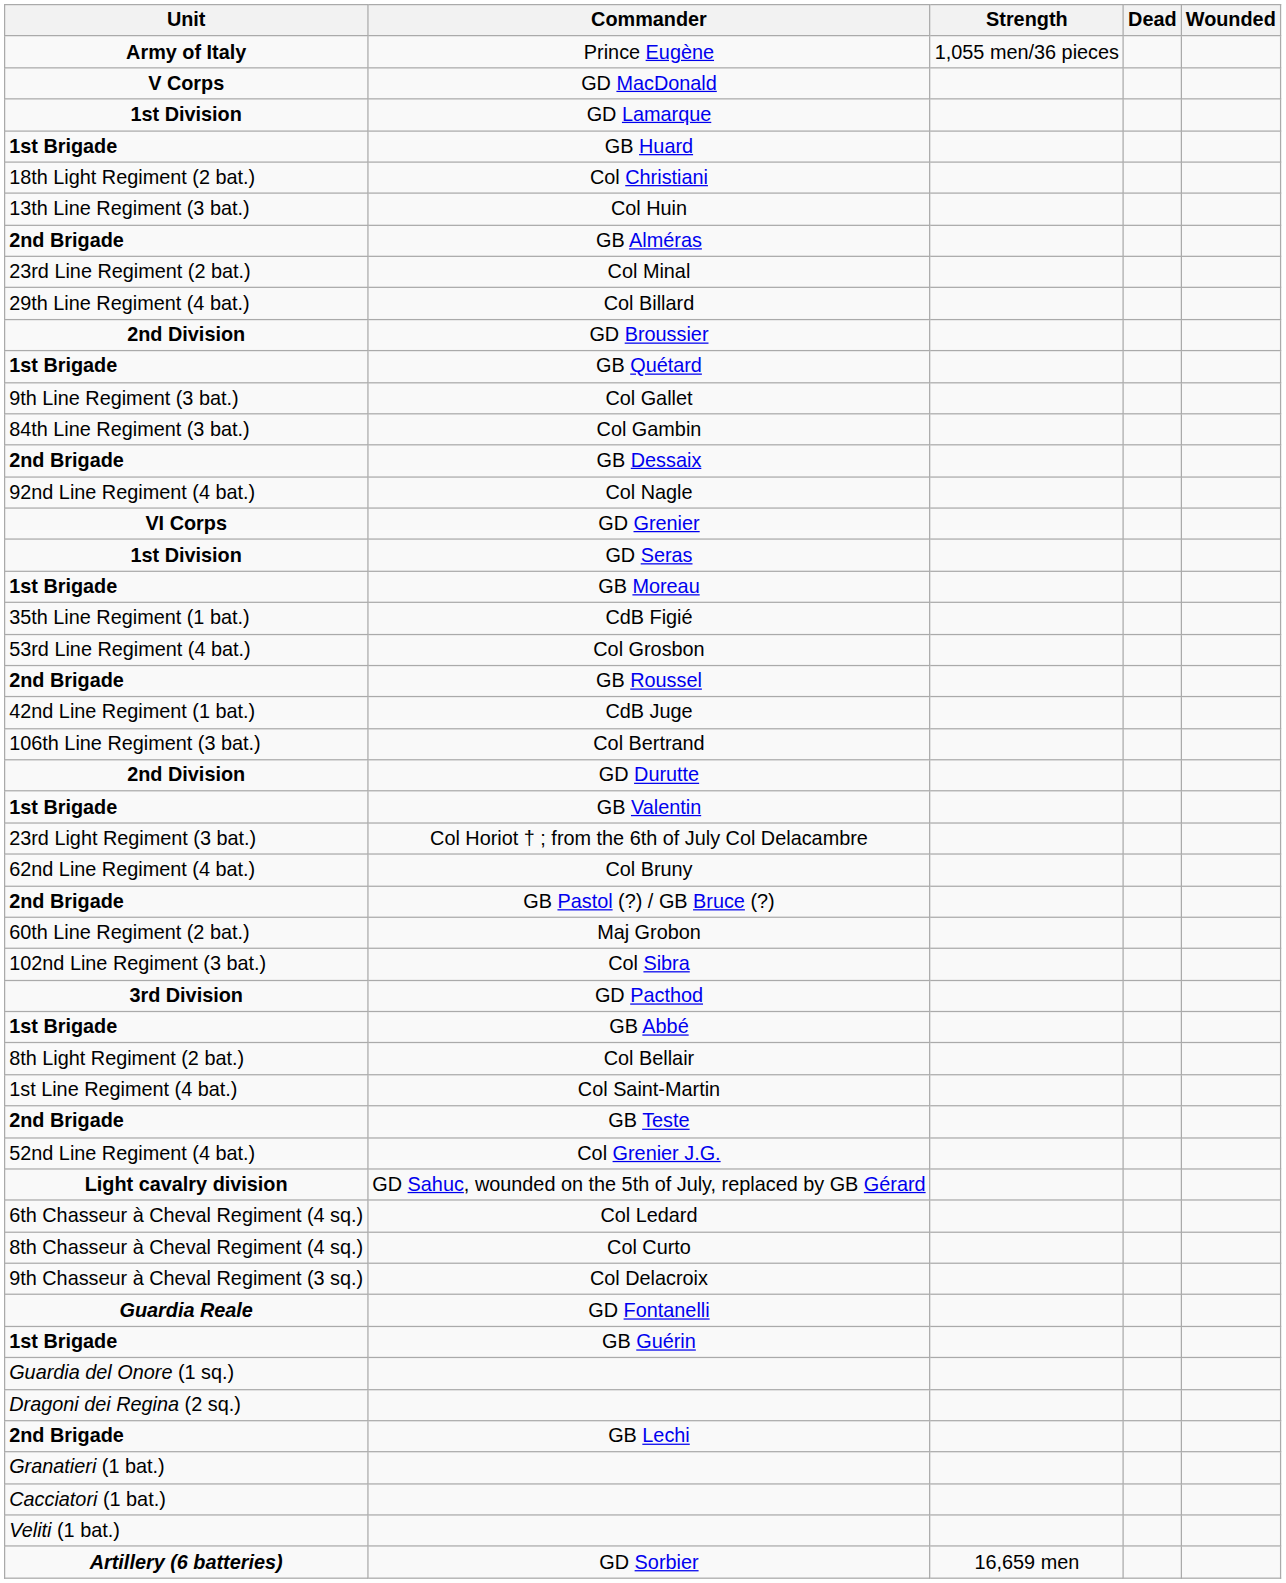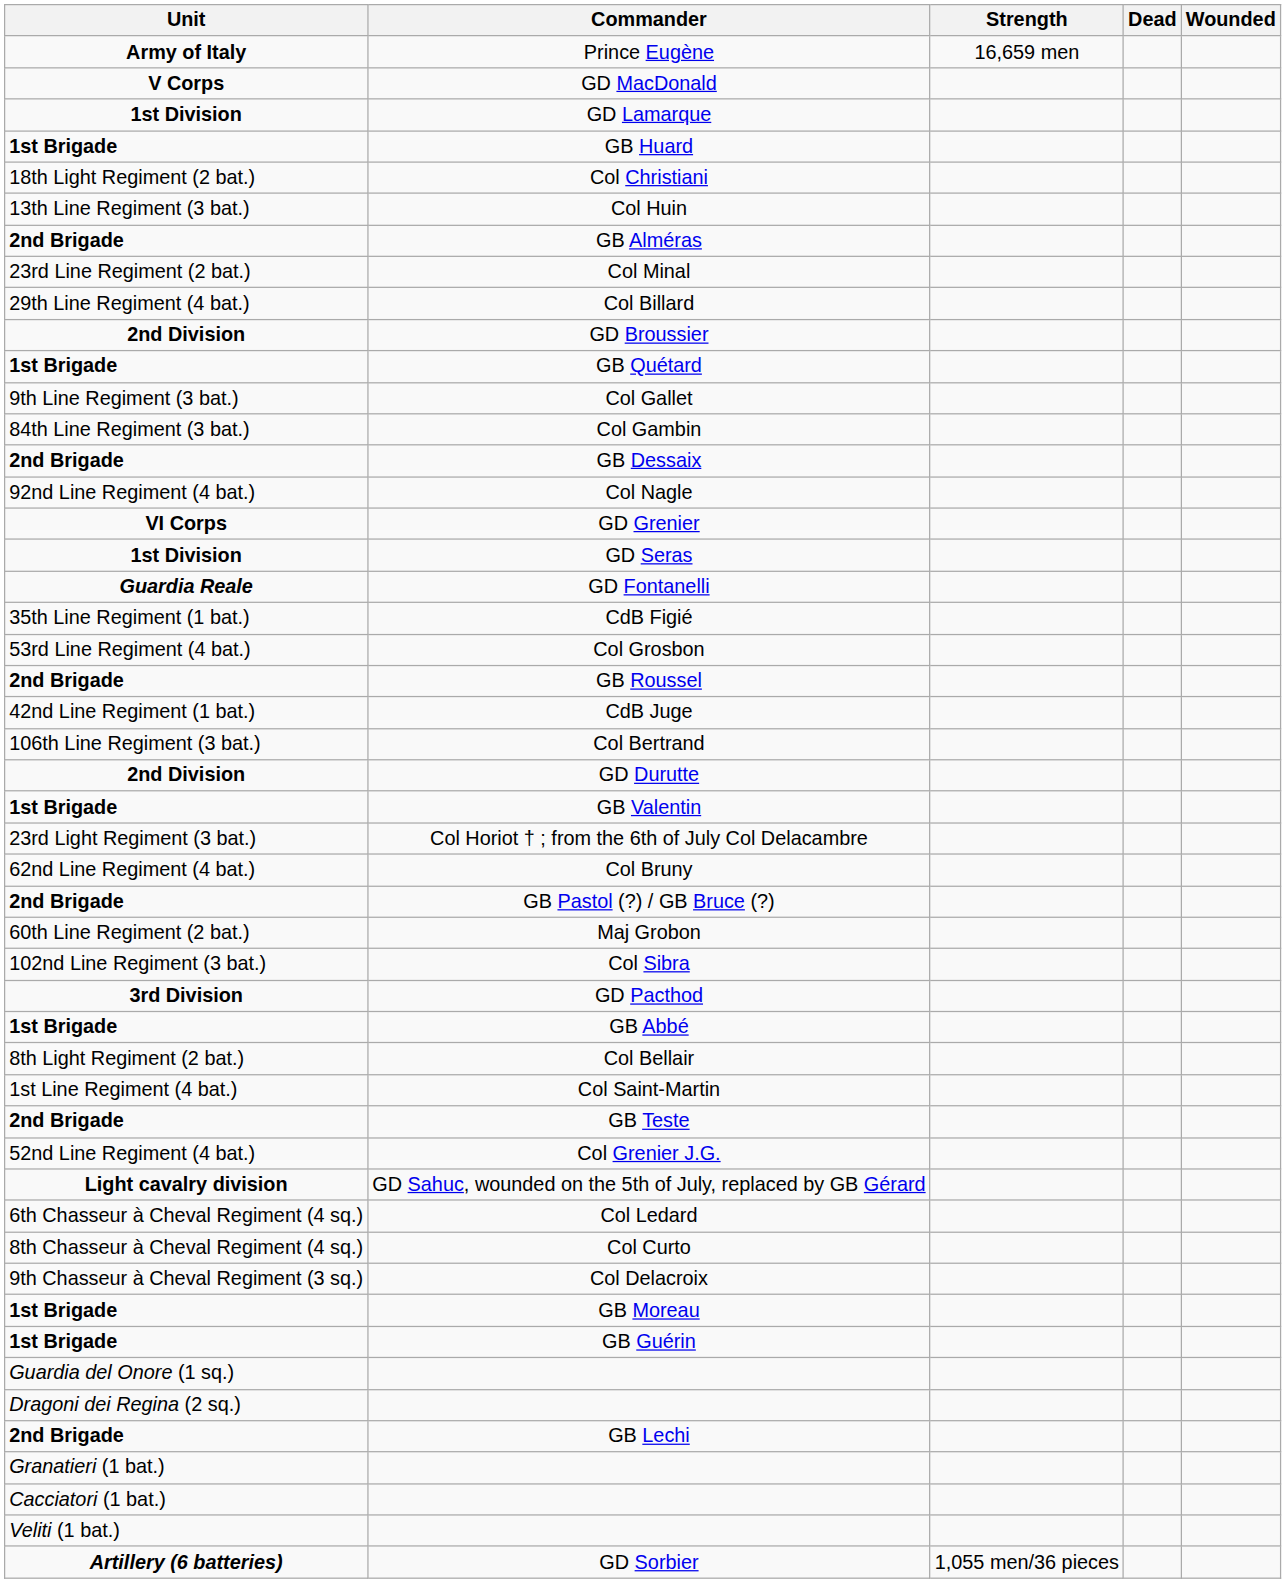(1027, 51) 1,055 men/36 pieces -> (1027, 51) 16,659 men
rows swapped: (63, 586) <-> (186, 1310)
(1027, 1562) 16,659 men -> (1027, 1562) 1,055 men/36 pieces
